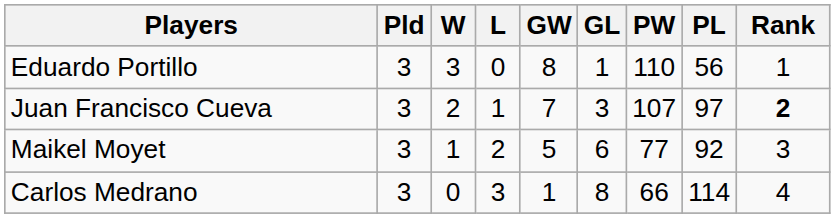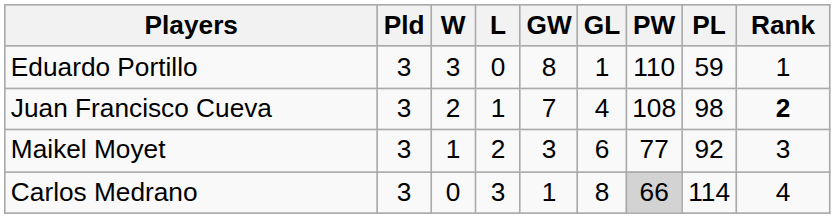(709, 66) 56 -> (709, 66) 59
(602, 108) 3 -> (602, 108) 4
(654, 108) 107 -> (654, 108) 108
(709, 108) 97 -> (709, 108) 98
(549, 150) 5 -> (549, 150) 3
(654, 191) no background -> (654, 191) lightgrey background
